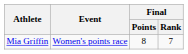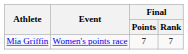(144, 42) 8 -> (144, 42) 7
